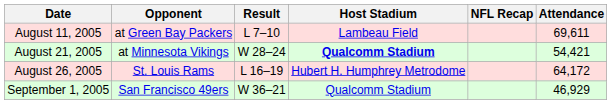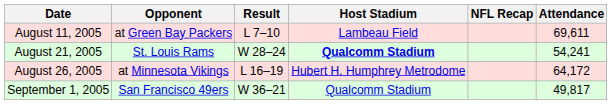(173, 52) at Minnesota Vikings -> (173, 52) St. Louis Rams
(572, 52) 54,421 -> (572, 52) 54,241
(173, 71) St. Louis Rams -> (173, 71) at Minnesota Vikings
(572, 90) 46,929 -> (572, 90) 49,817
